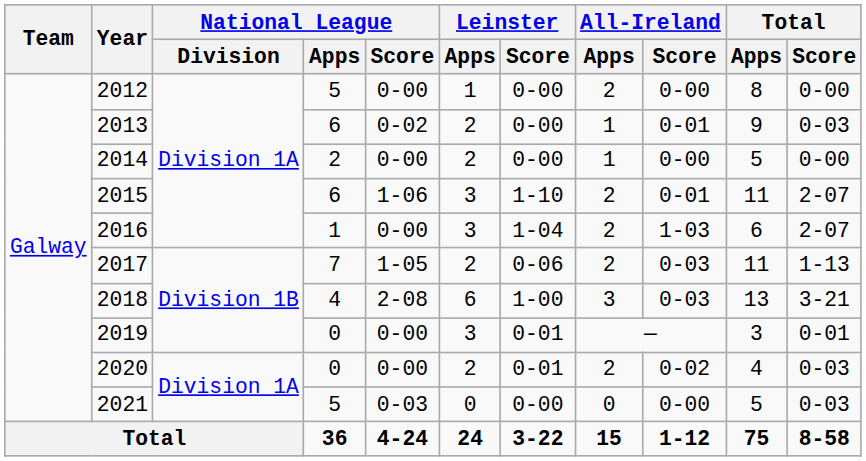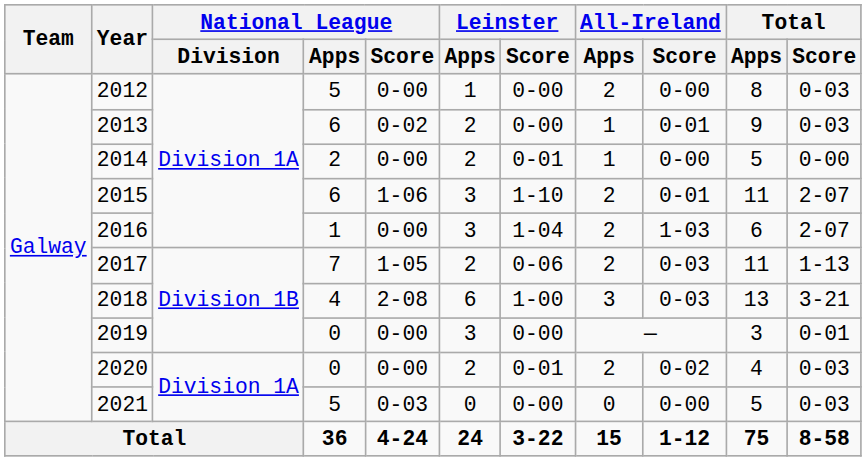(824, 92) 0-00 -> (824, 92) 0-03
(538, 161) 0-00 -> (538, 161) 0-01
(538, 335) 0-01 -> (538, 335) 0-00
